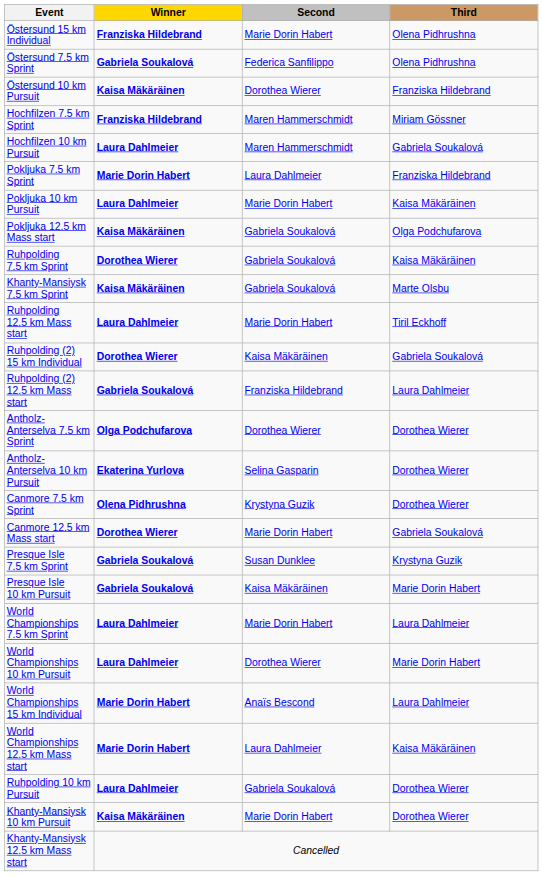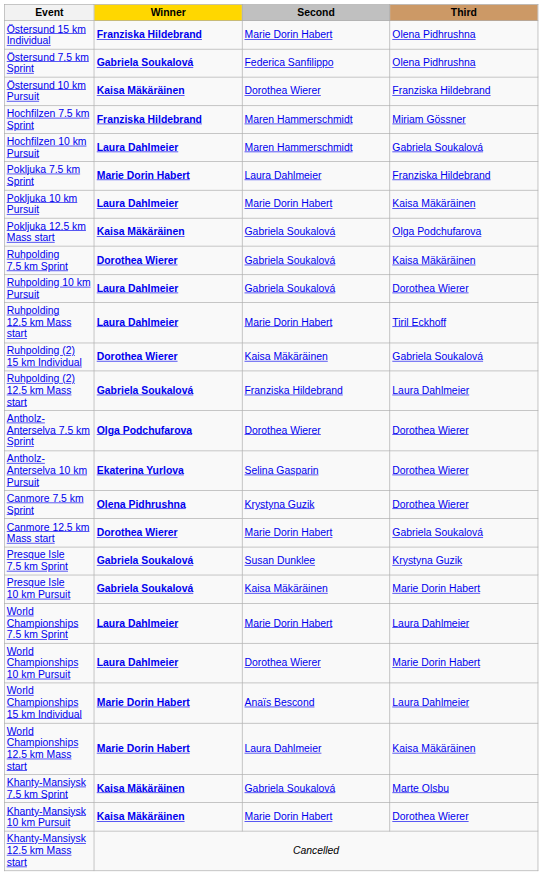rows swapped: (49, 788) <-> (46, 288)
